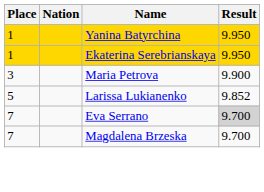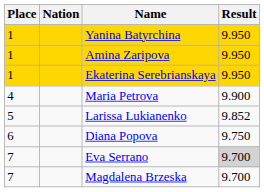+ row: (127, 55)
(11, 75) 3 -> (11, 95) 4
+ row: (121, 136)
